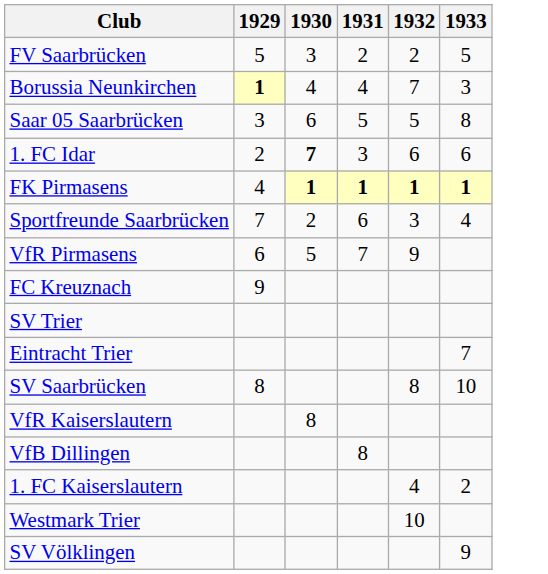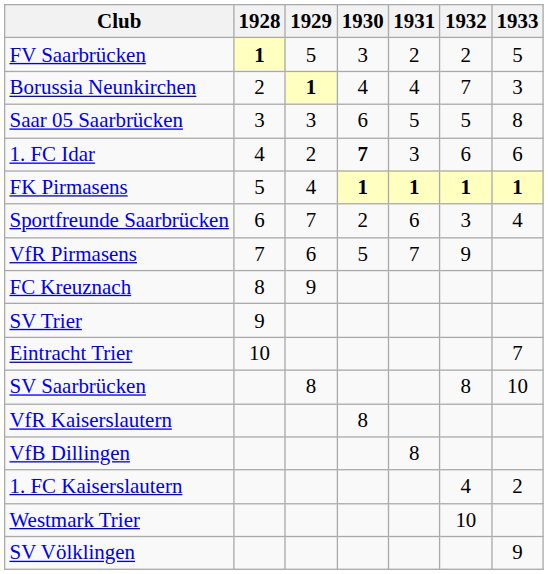+ column: (260, 21)
